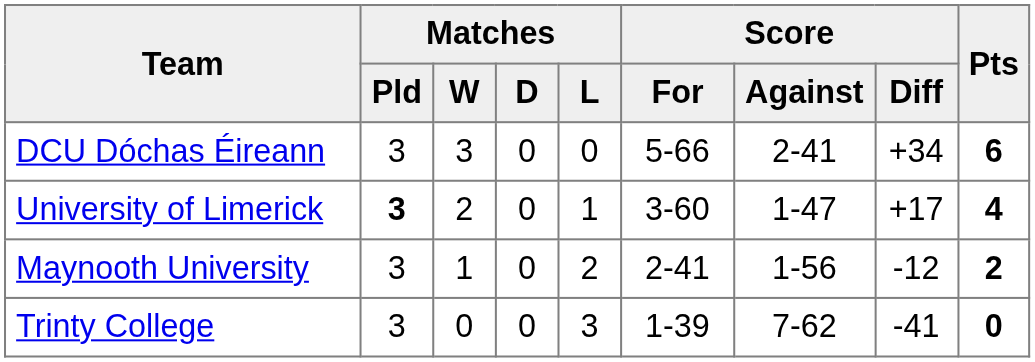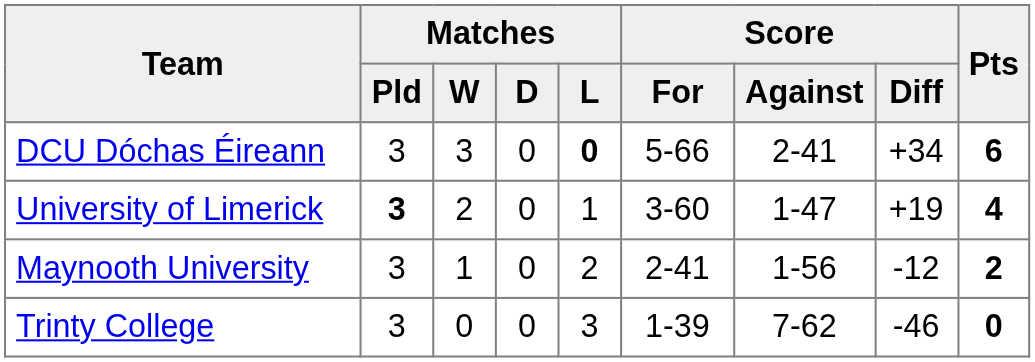(590, 150) normal -> (590, 150) bold
(916, 209) +17 -> (916, 209) +19
(916, 326) -41 -> (916, 326) -46
